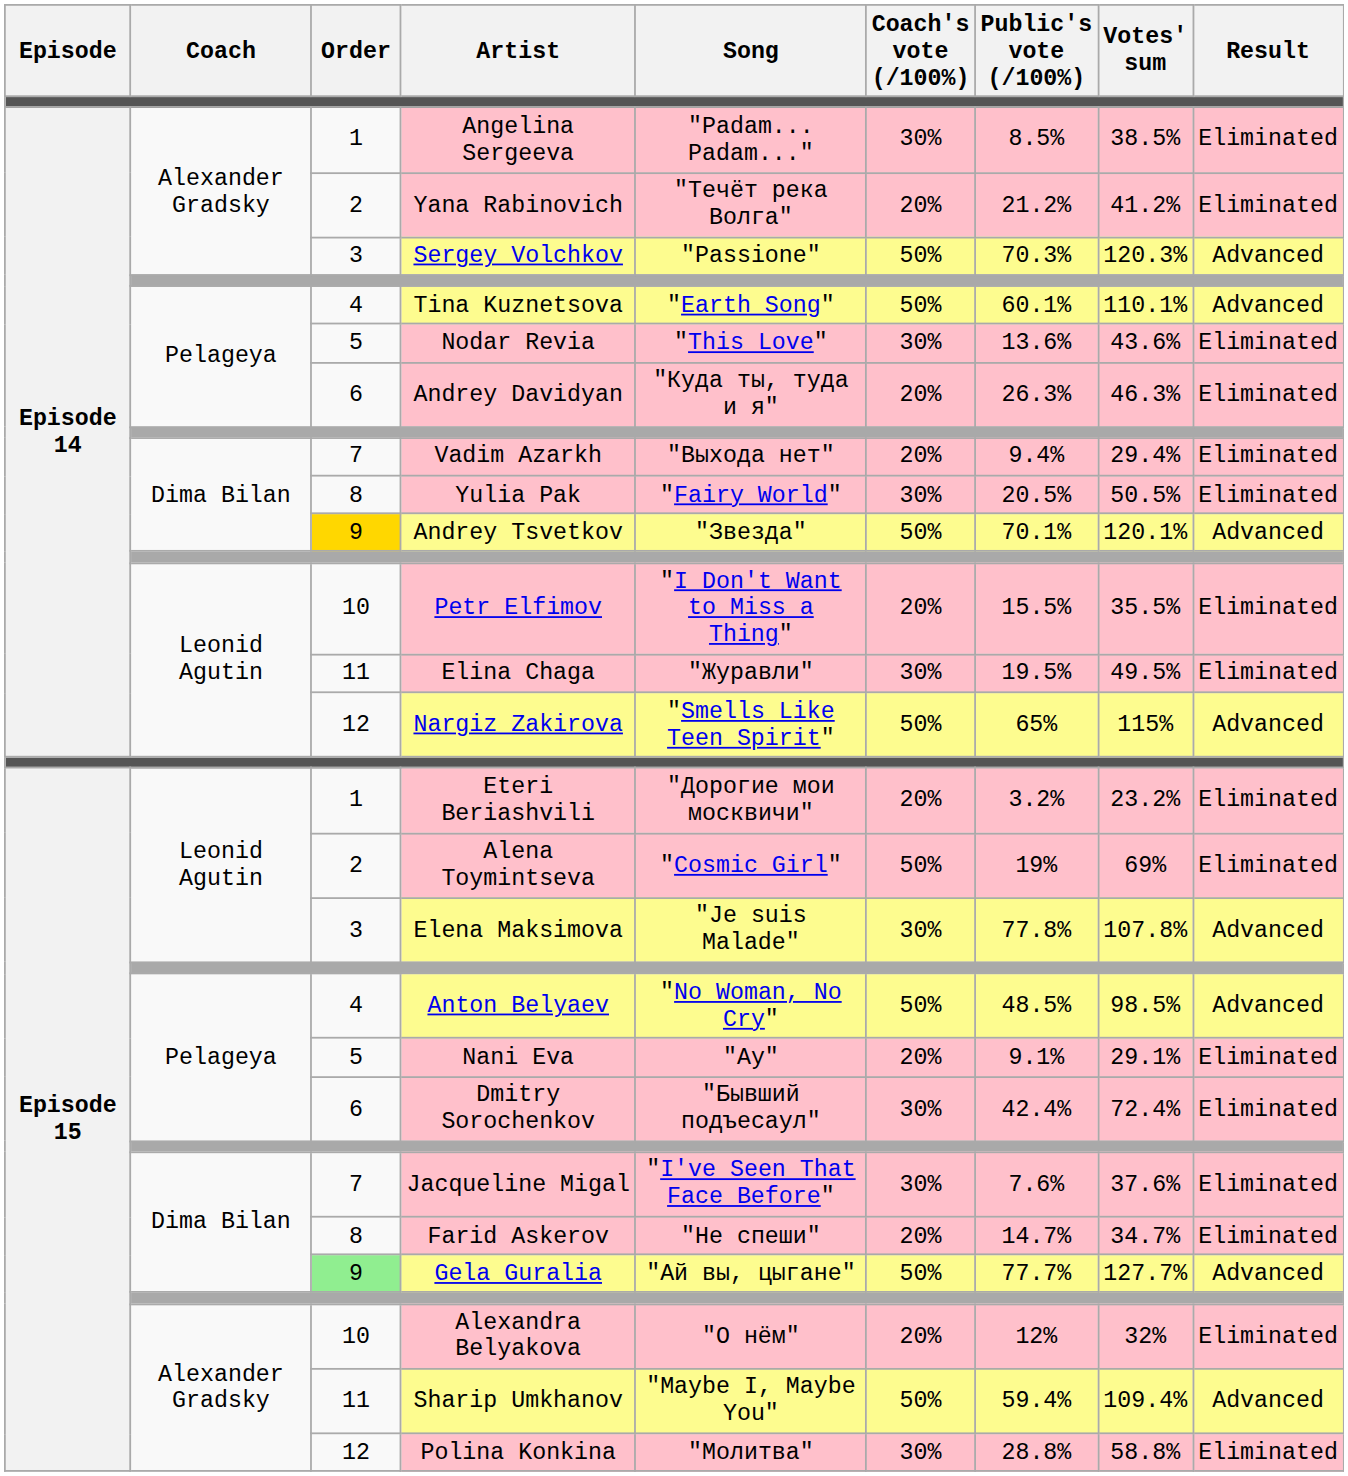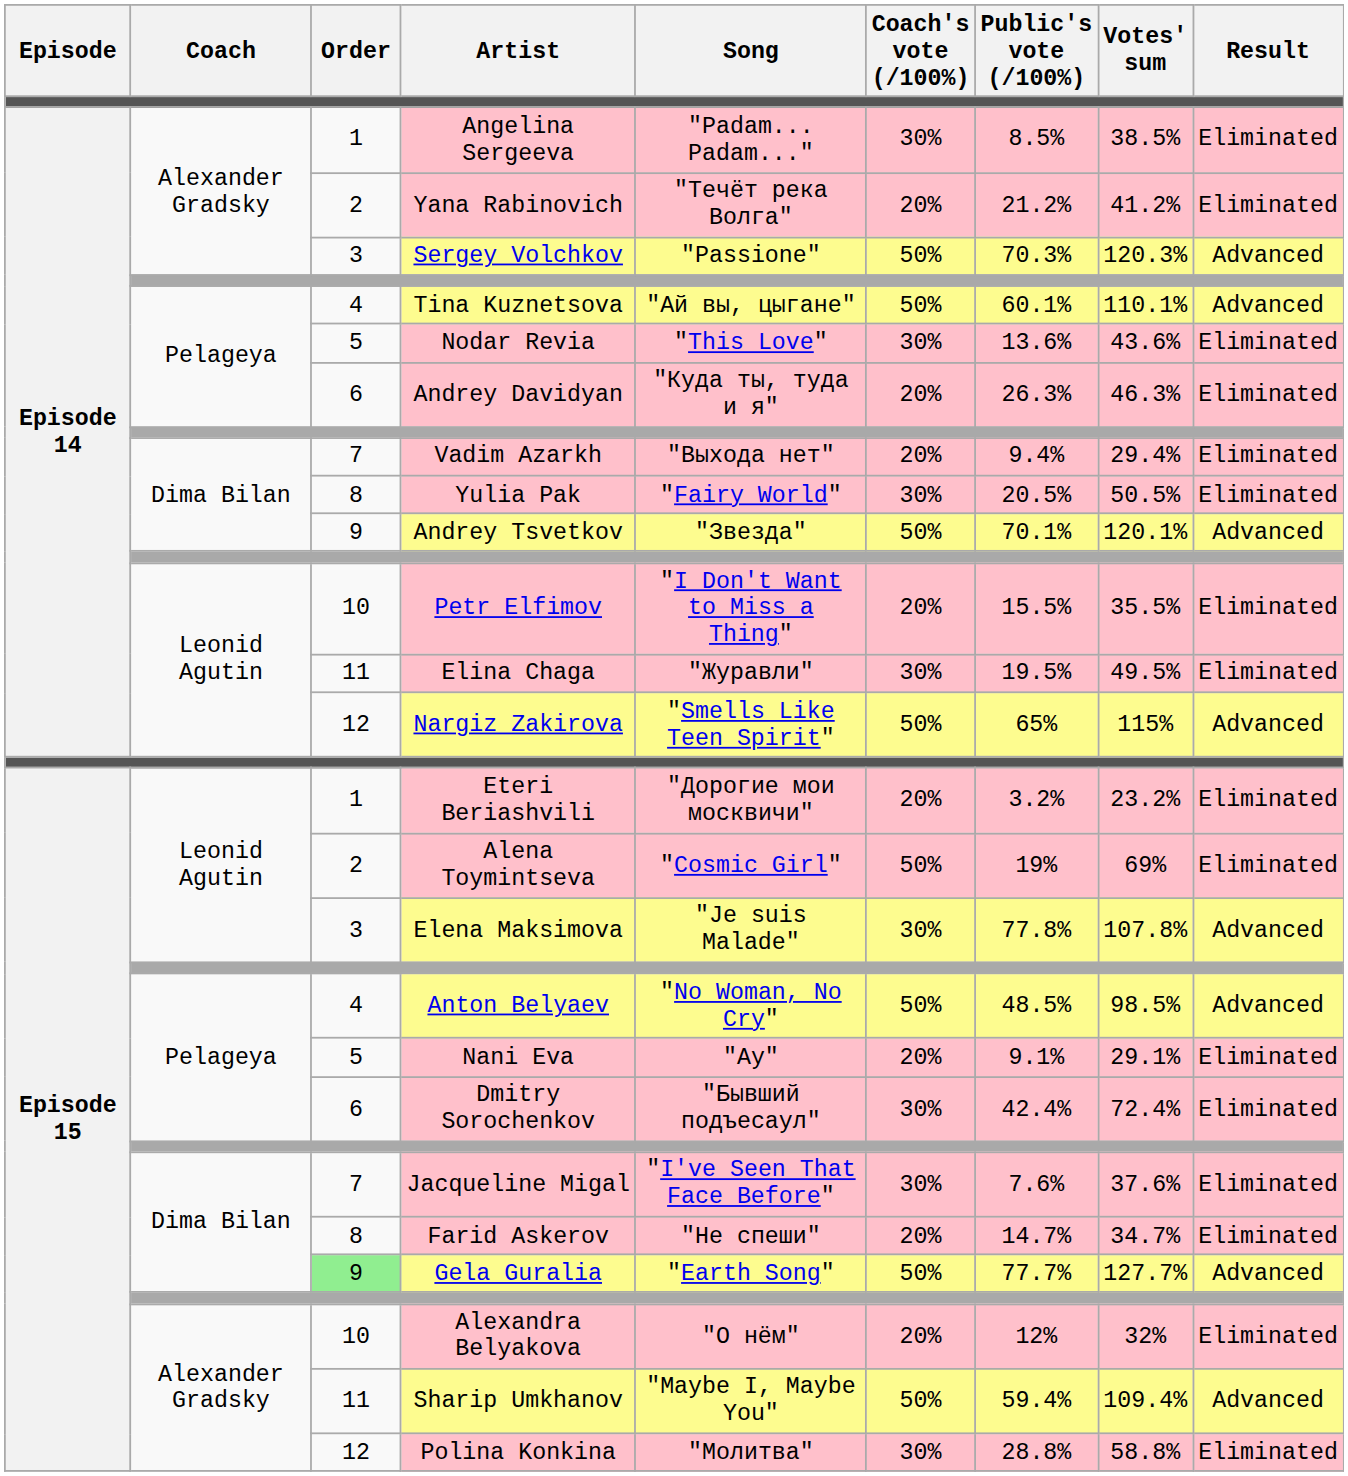(751, 305) "Earth Song" -> (751, 305) "Ай вы, цыгане"
(356, 533) gold background -> (356, 533) no background
(751, 1274) "Ай вы, цыгане" -> (751, 1274) "Earth Song"
